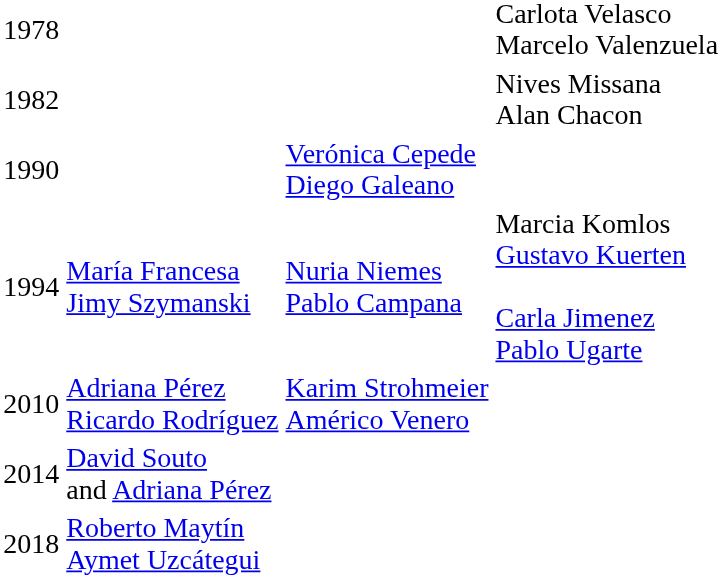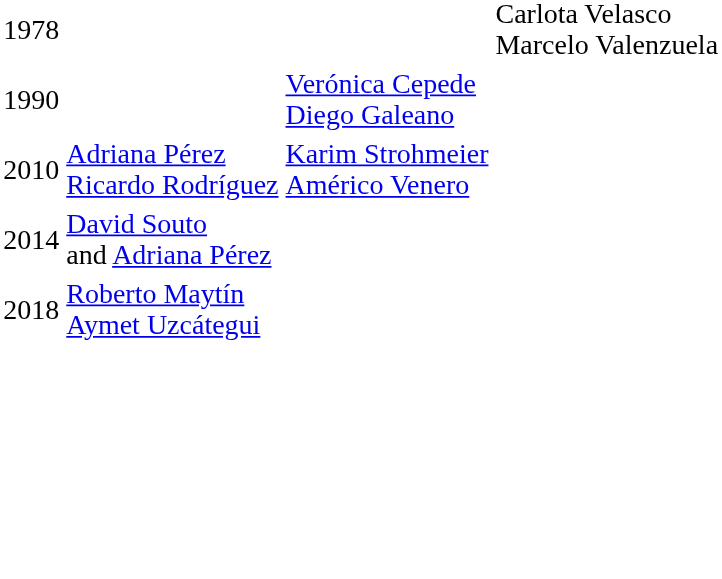- row: (31, 99)
- row: (31, 286)
